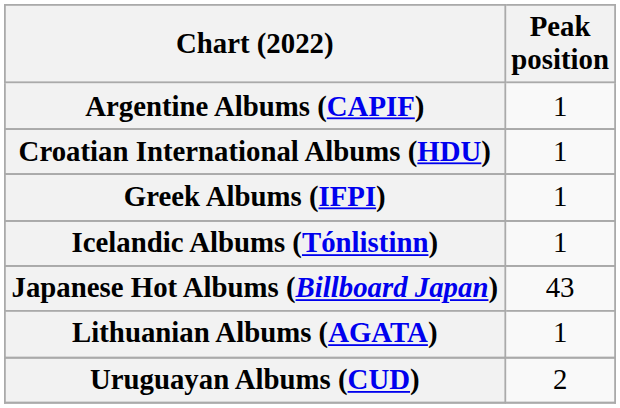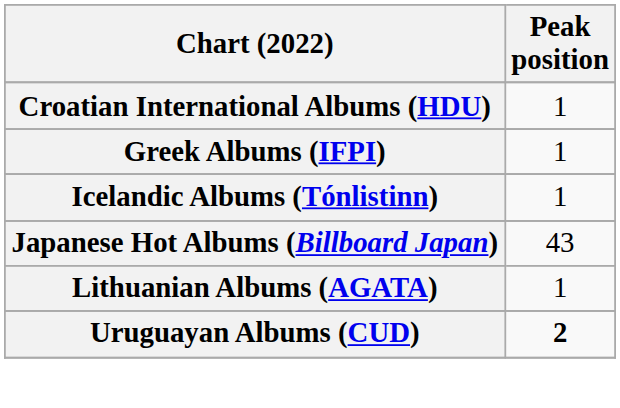- row: (255, 105)
(560, 379) normal -> (560, 333) bold
